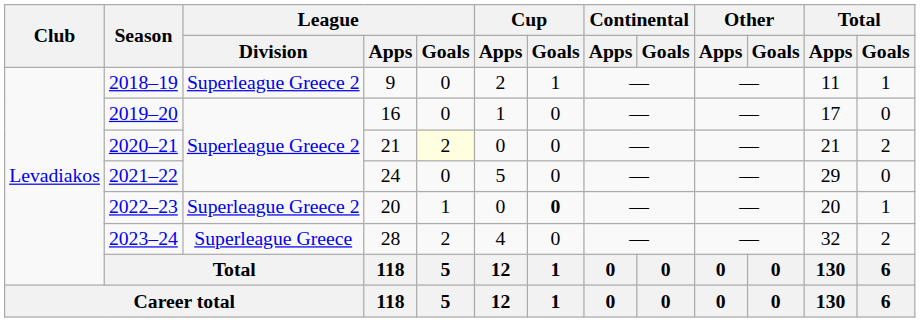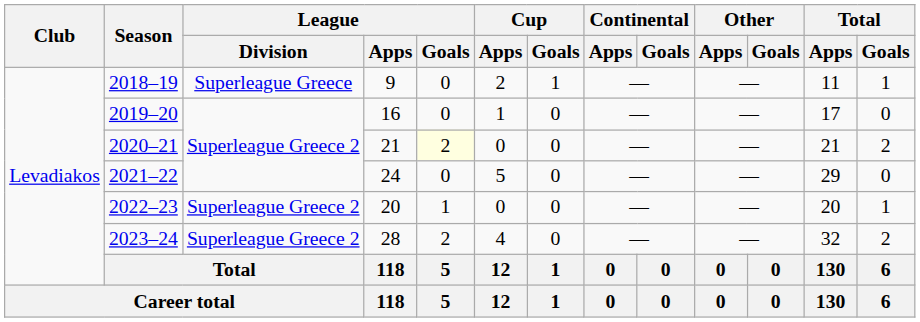(273, 82) Superleague Greece 2 -> (273, 82) Superleague Greece
(556, 207) bold -> (556, 207) normal
(273, 238) Superleague Greece -> (273, 238) Superleague Greece 2
